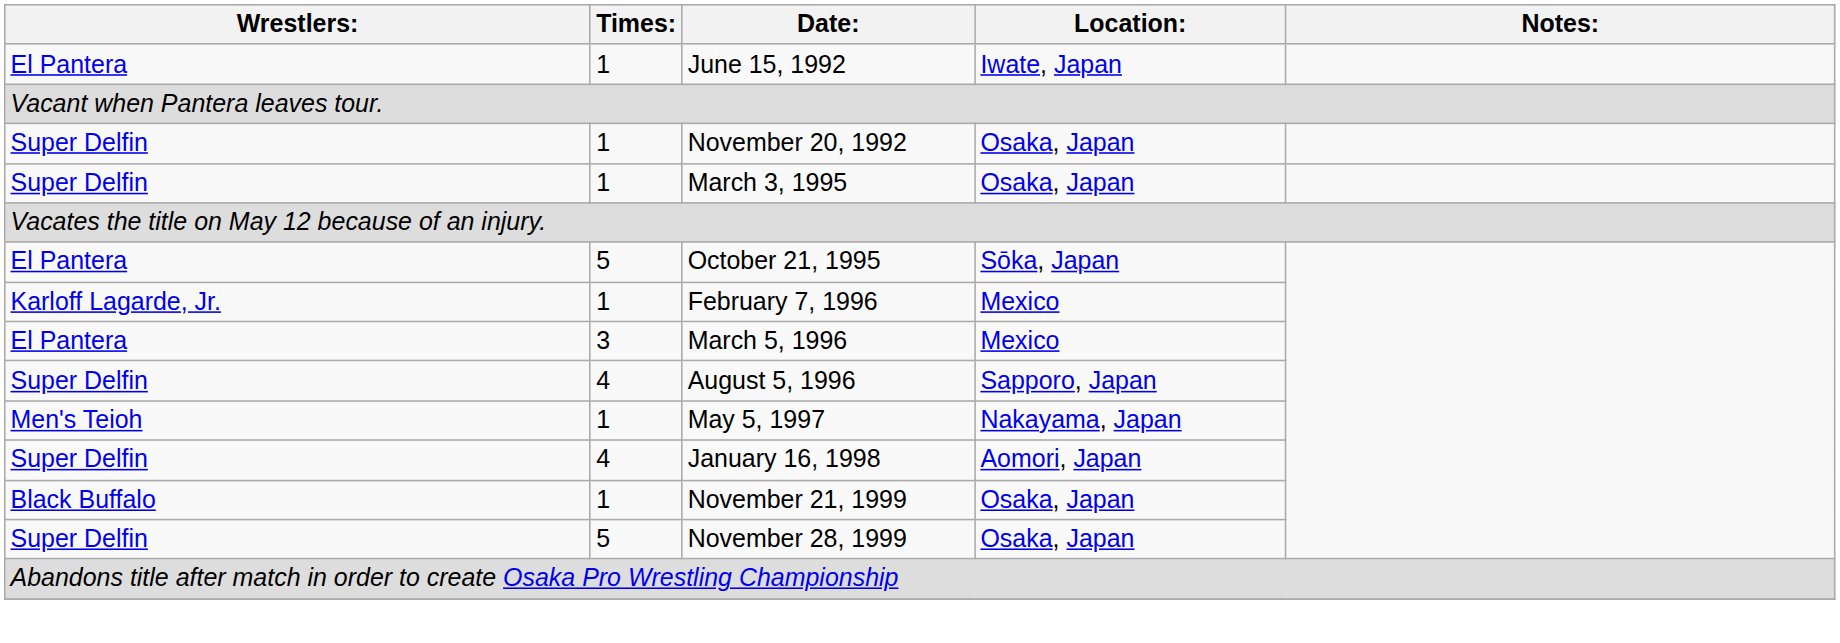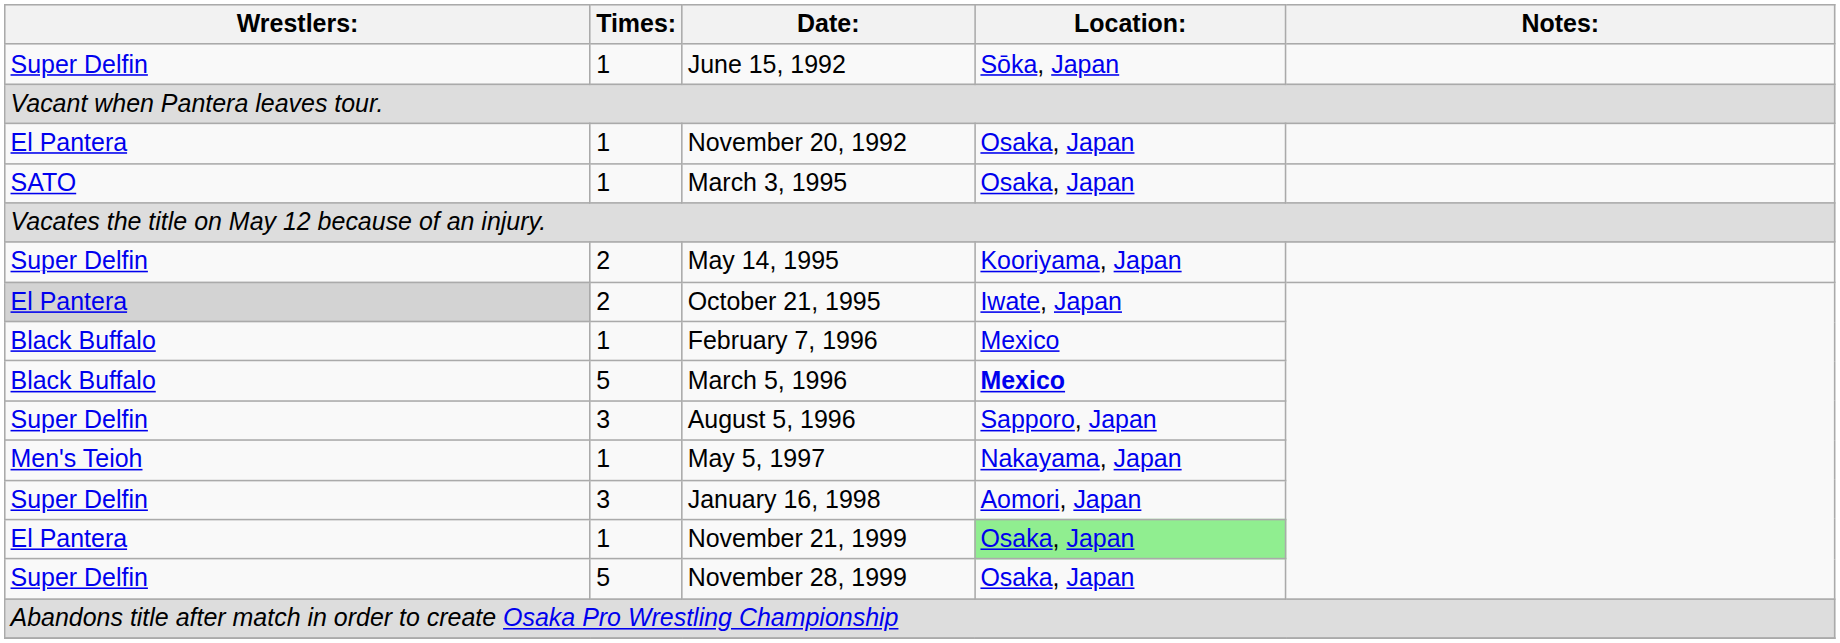(69, 63) El Pantera -> (79, 63) Super Delfin
(1051, 63) Iwate, Japan -> (1050, 63) Sōka, Japan
(79, 143) Super Delfin -> (69, 143) El Pantera
(79, 182) Super Delfin -> (43, 182) SATO
+ row: (763, 261)
(69, 261) no background -> (69, 301) lightgrey background
(603, 261) 5 -> (603, 301) 2
(1050, 261) Sōka, Japan -> (1051, 301) Iwate, Japan
(116, 301) Karloff Lagarde, Jr. -> (83, 340) Black Buffalo
(69, 340) El Pantera -> (83, 380) Black Buffalo
(603, 340) 3 -> (603, 380) 5
(1020, 340) normal -> (1023, 380) bold
(603, 380) 4 -> (603, 420) 3
(603, 459) 4 -> (603, 499) 3
(83, 499) Black Buffalo -> (69, 538) El Pantera
(1057, 499) no background -> (1057, 538) lightgreen background
